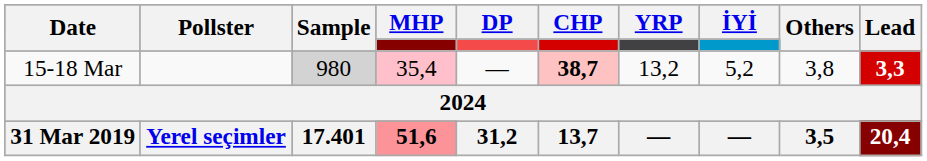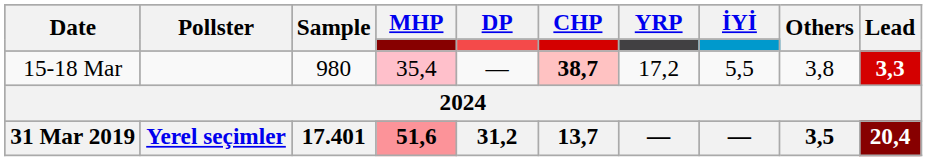(334, 67) lightgrey background -> (334, 67) no background
(659, 67) 13,2 -> (659, 67) 17,2
(739, 67) 5,2 -> (739, 67) 5,5
